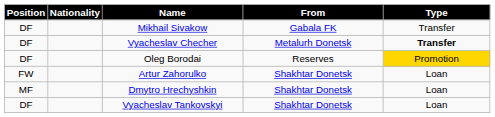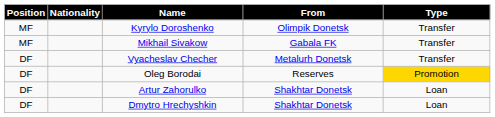+ row: (172, 28)
(26, 28) DF -> (26, 43) MF
(437, 43) bold -> (437, 59) normal
(26, 74) FW -> (26, 90) DF
(26, 90) MF -> (26, 105) DF
- row: (172, 105)
